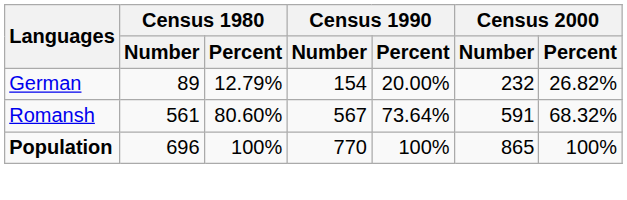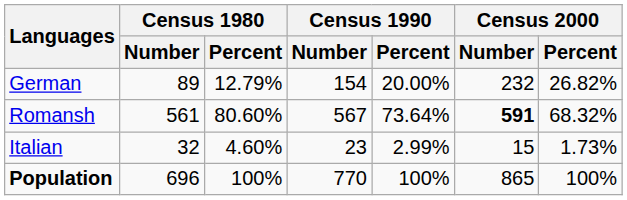(518, 115) normal -> (518, 115) bold
+ row: (36, 147)
